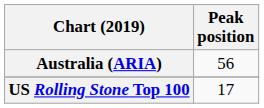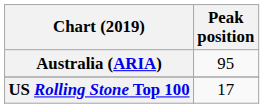(226, 63) 56 -> (226, 63) 95
